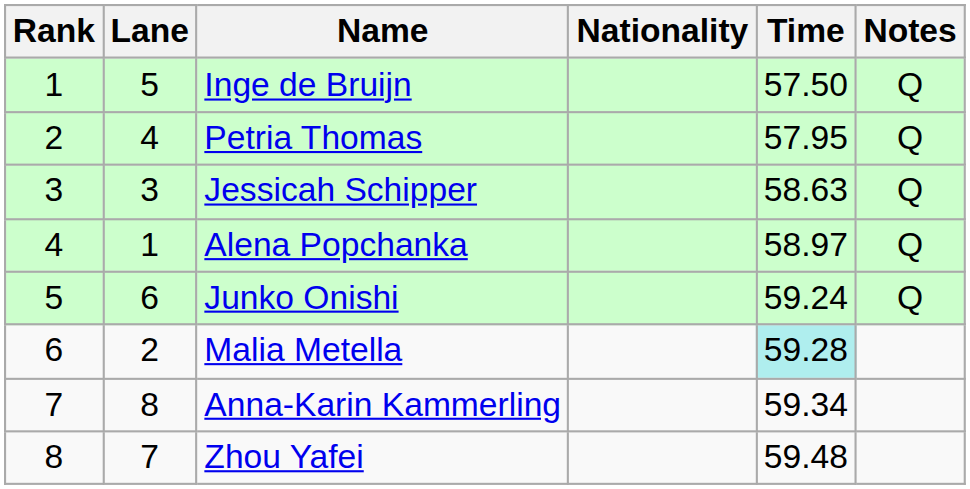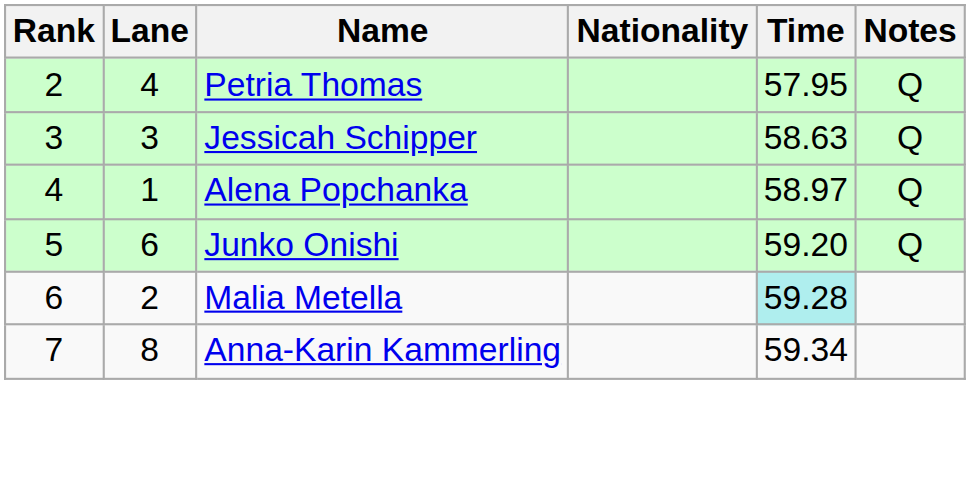- row: (308, 84)
(806, 297) 59.24 -> (806, 244) 59.20
- row: (284, 457)
